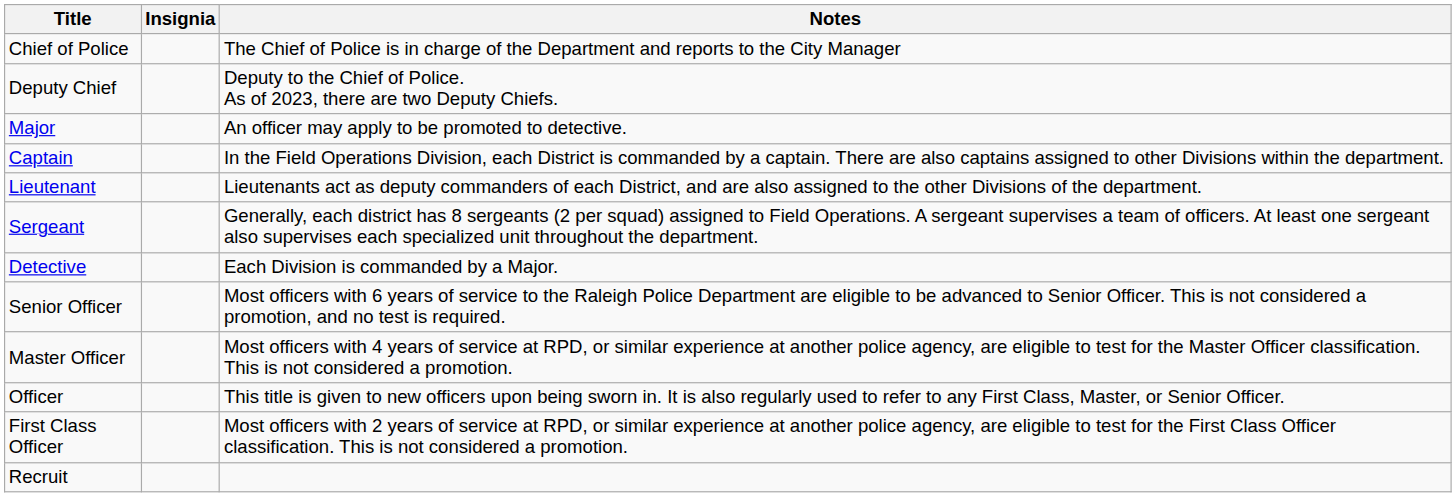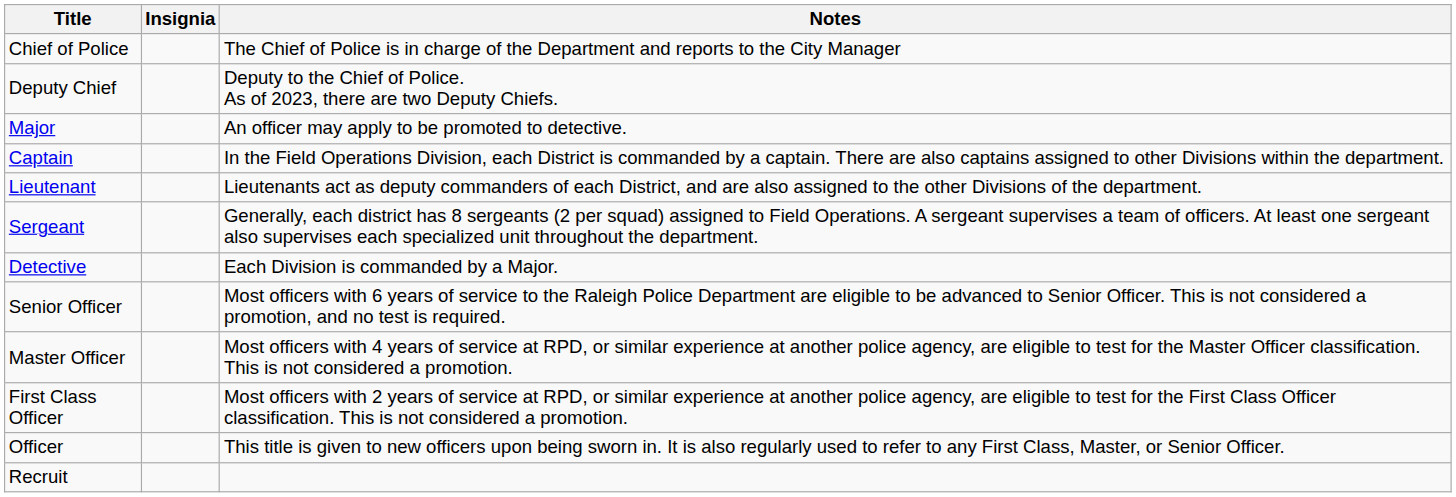rows swapped: (53, 436) <-> (36, 397)
